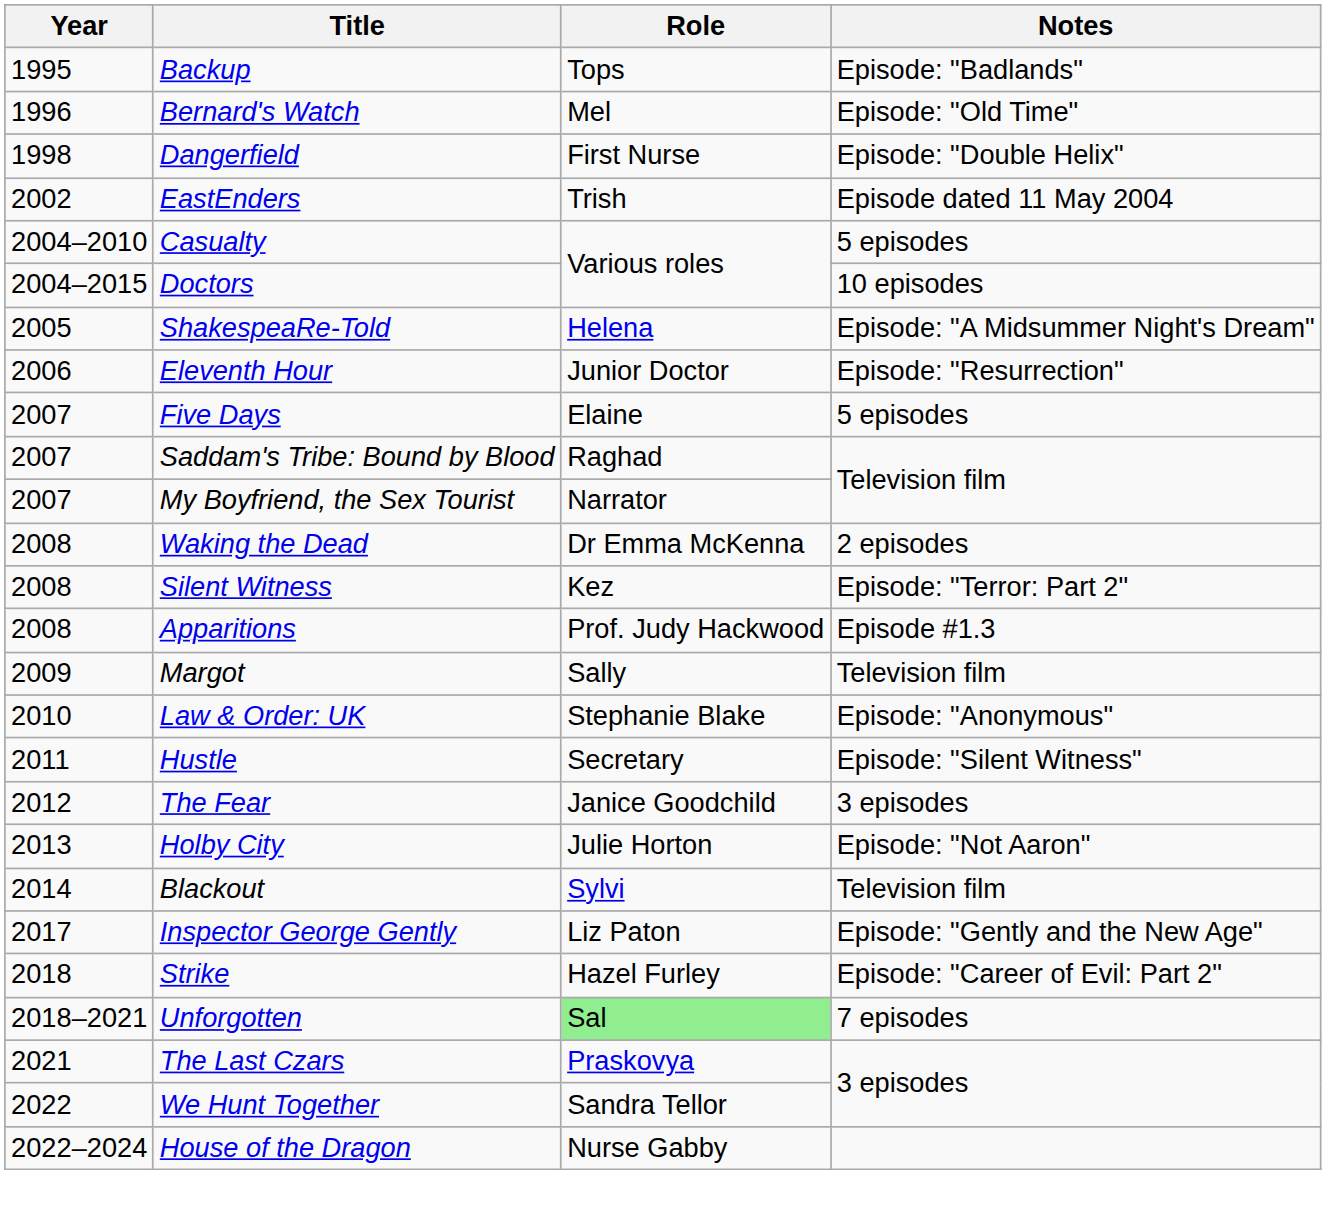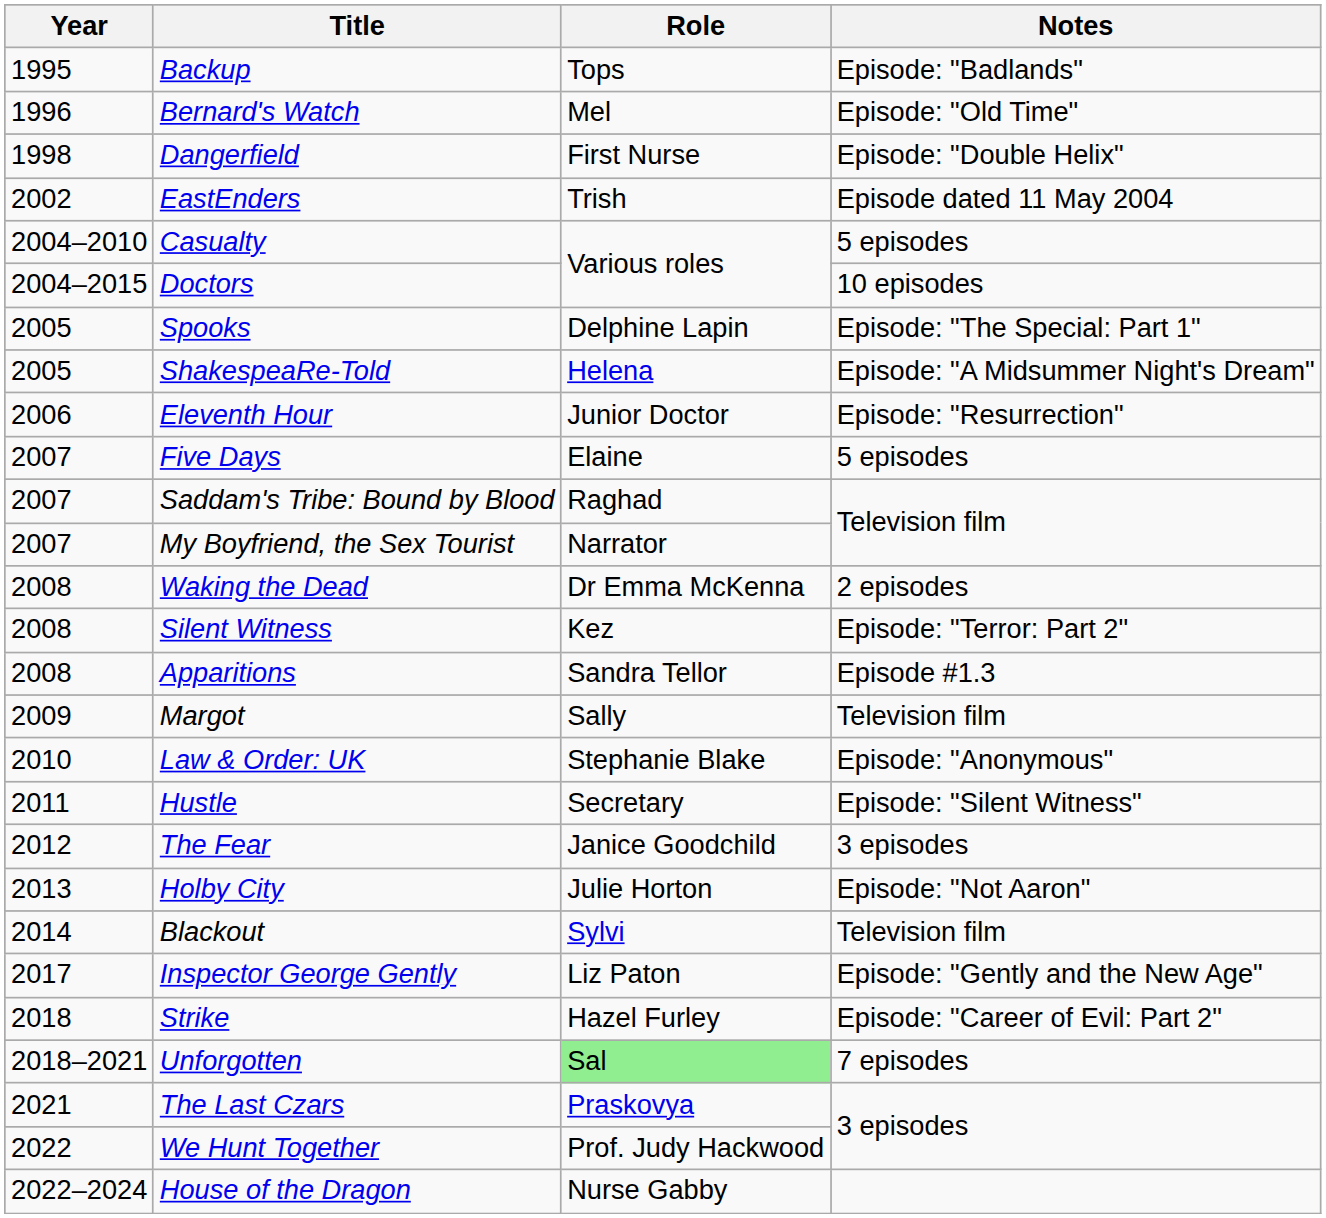+ row: (205, 328)
(696, 629) Prof. Judy Hackwood -> (647, 673) Sandra Tellor
(647, 1104) Sandra Tellor -> (696, 1147) Prof. Judy Hackwood
